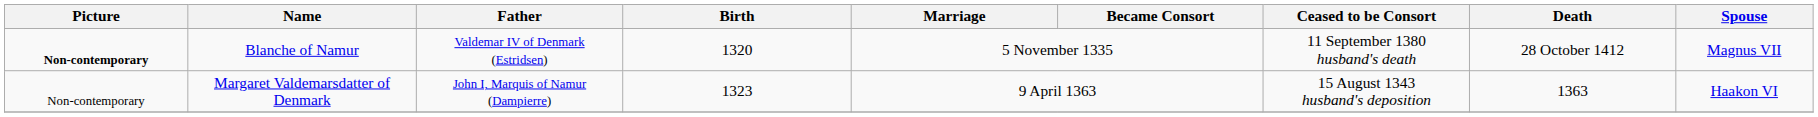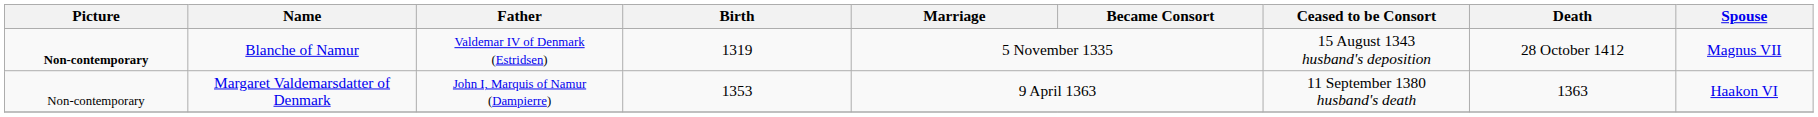(737, 49) 1320 -> (737, 49) 1319
(1366, 49) 11 September 1380 husband's death -> (1366, 49) 15 August 1343 husband's deposition
(737, 91) 1323 -> (737, 91) 1353
(1366, 91) 15 August 1343 husband's deposition -> (1366, 91) 11 September 1380 husband's death
